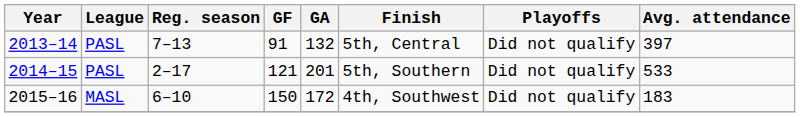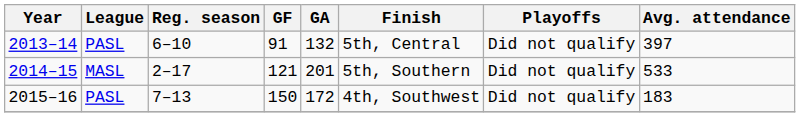(172, 45) 7–13 -> (172, 45) 6–10
(105, 71) PASL -> (105, 71) MASL
(105, 98) MASL -> (105, 98) PASL
(172, 98) 6–10 -> (172, 98) 7–13
